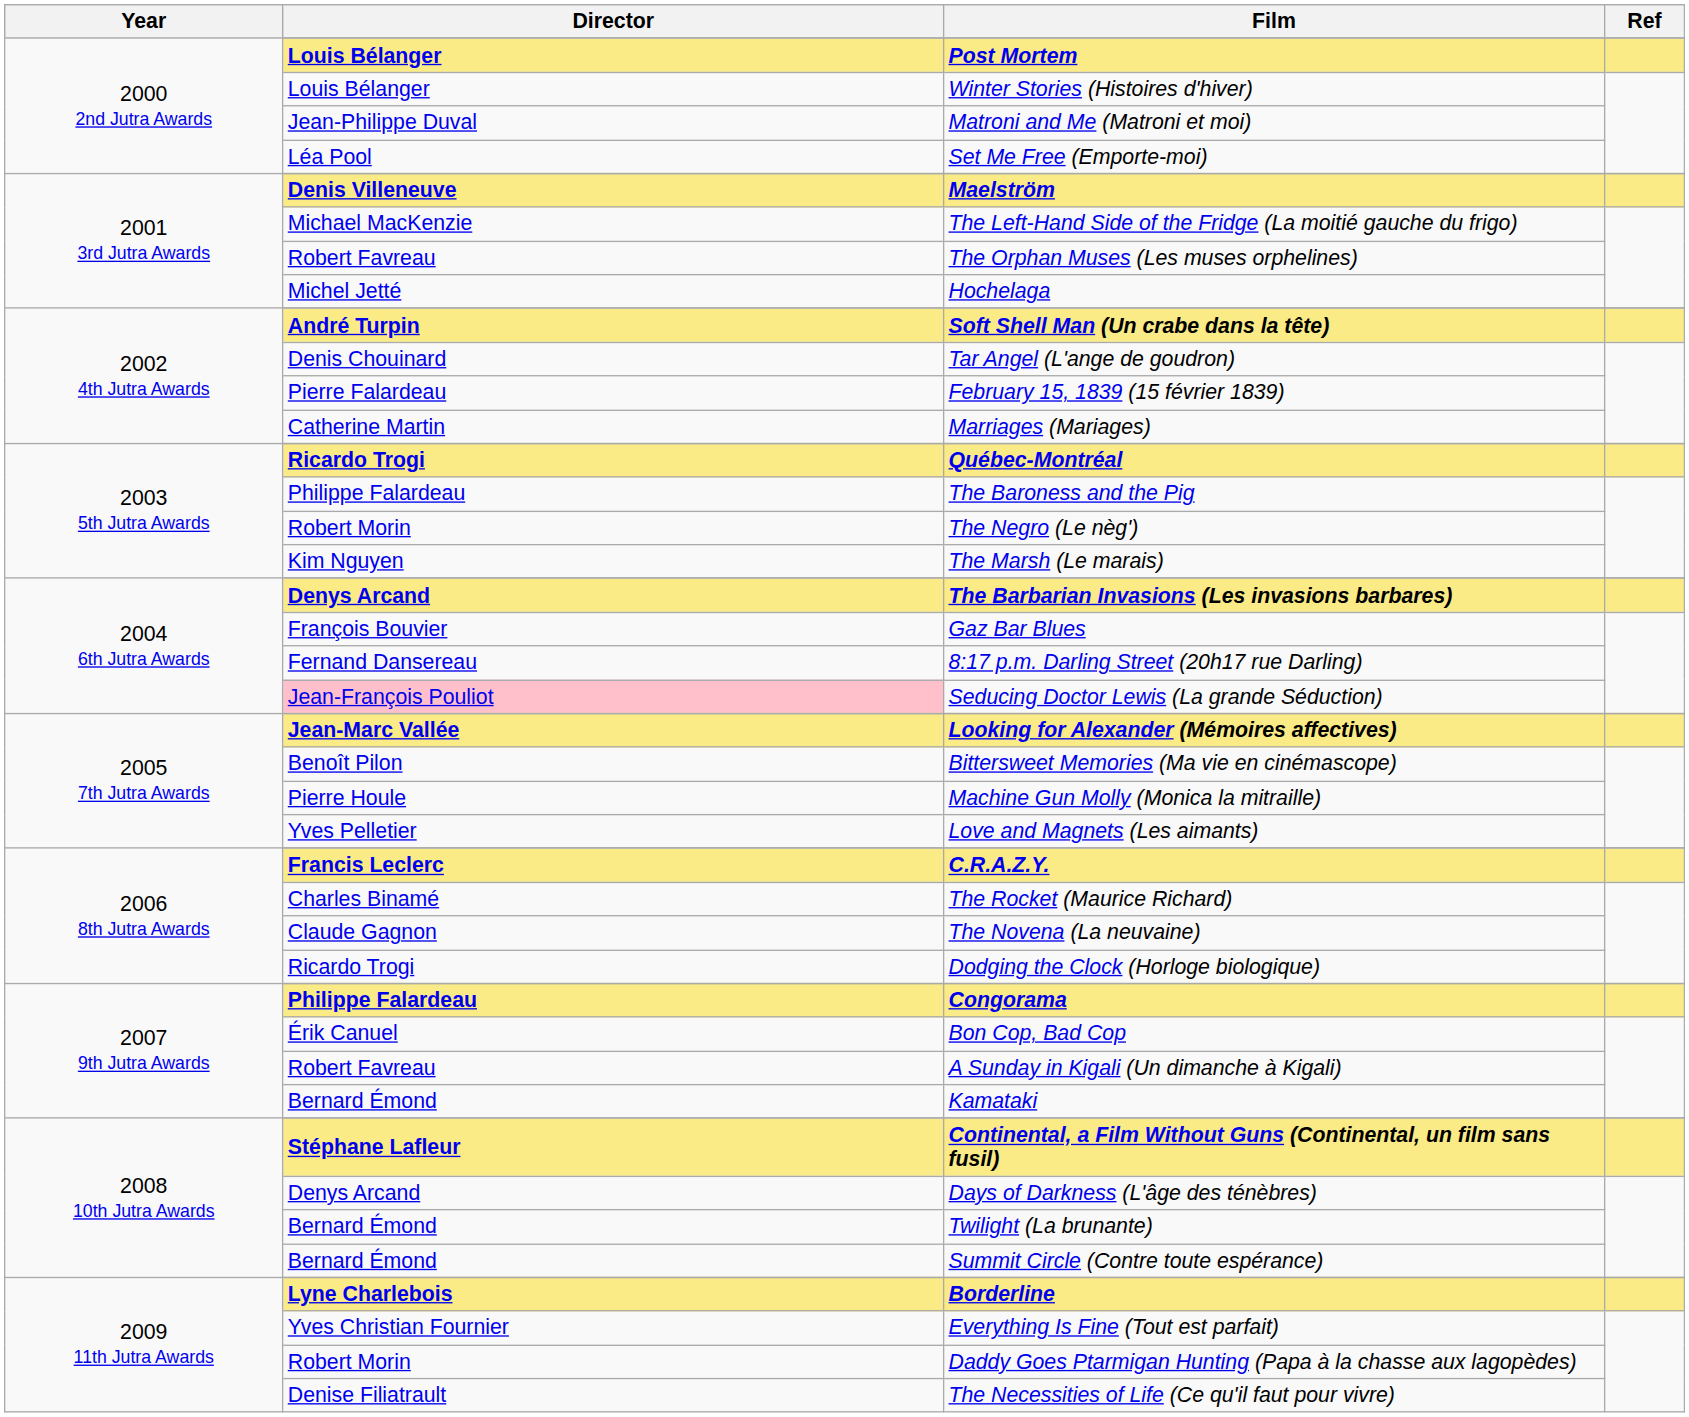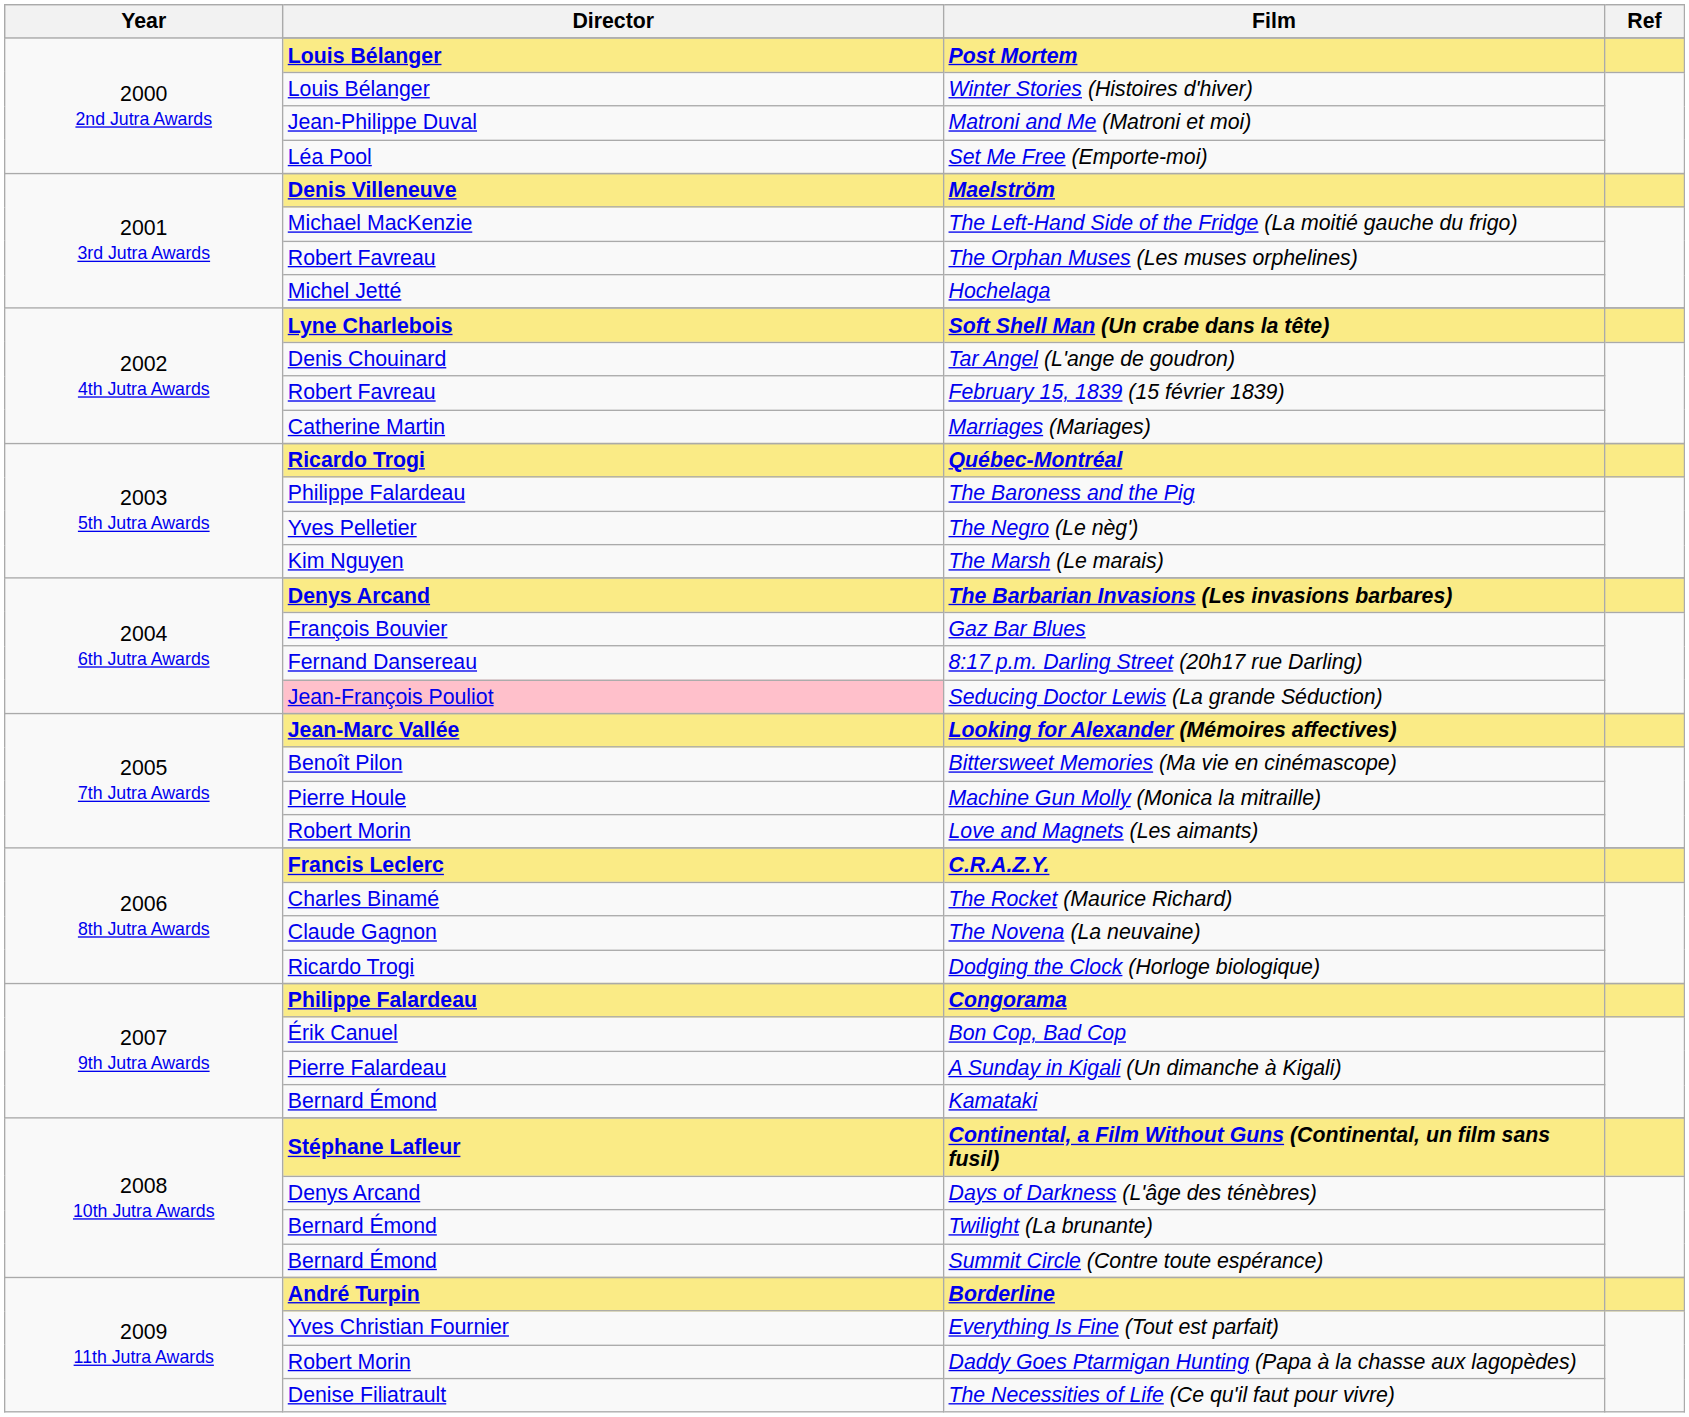(354, 325) André Turpin -> (370, 325) Lyne Charlebois
(367, 392) Pierre Falardeau -> (362, 392) Robert Favreau
(349, 527) Robert Morin -> (352, 527) Yves Pelletier
(352, 831) Yves Pelletier -> (349, 831) Robert Morin
(362, 1067) Robert Favreau -> (367, 1067) Pierre Falardeau
(370, 1294) Lyne Charlebois -> (354, 1294) André Turpin
